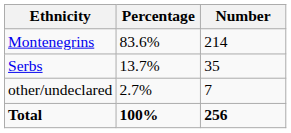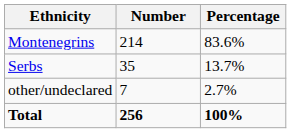columns swapped: (243, 16) <-> (158, 16)
